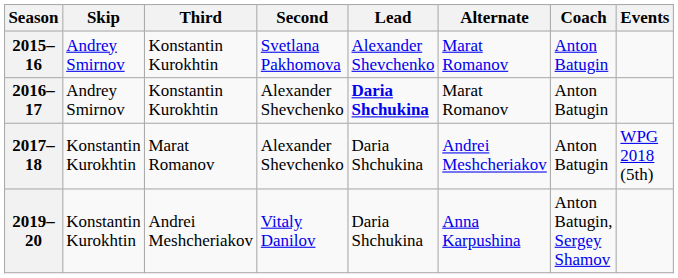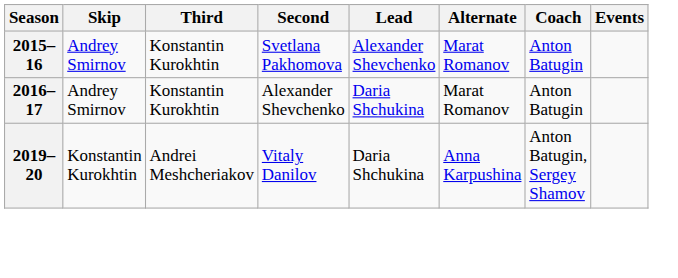(390, 100) bold -> (388, 100) normal
- row: (33, 155)
